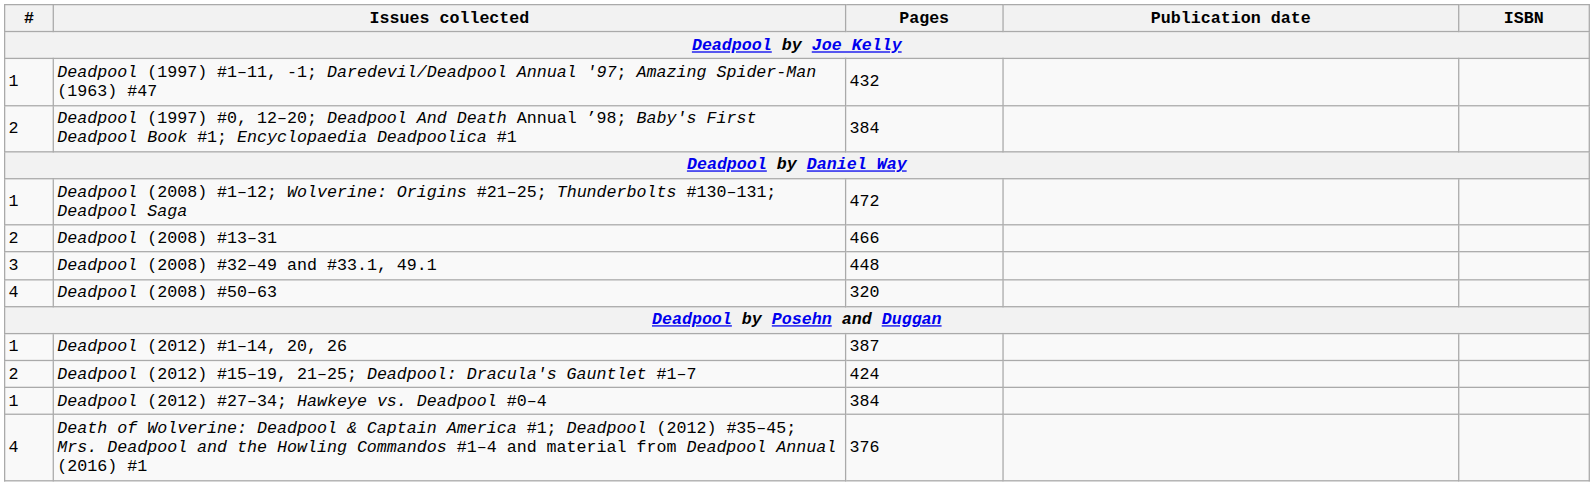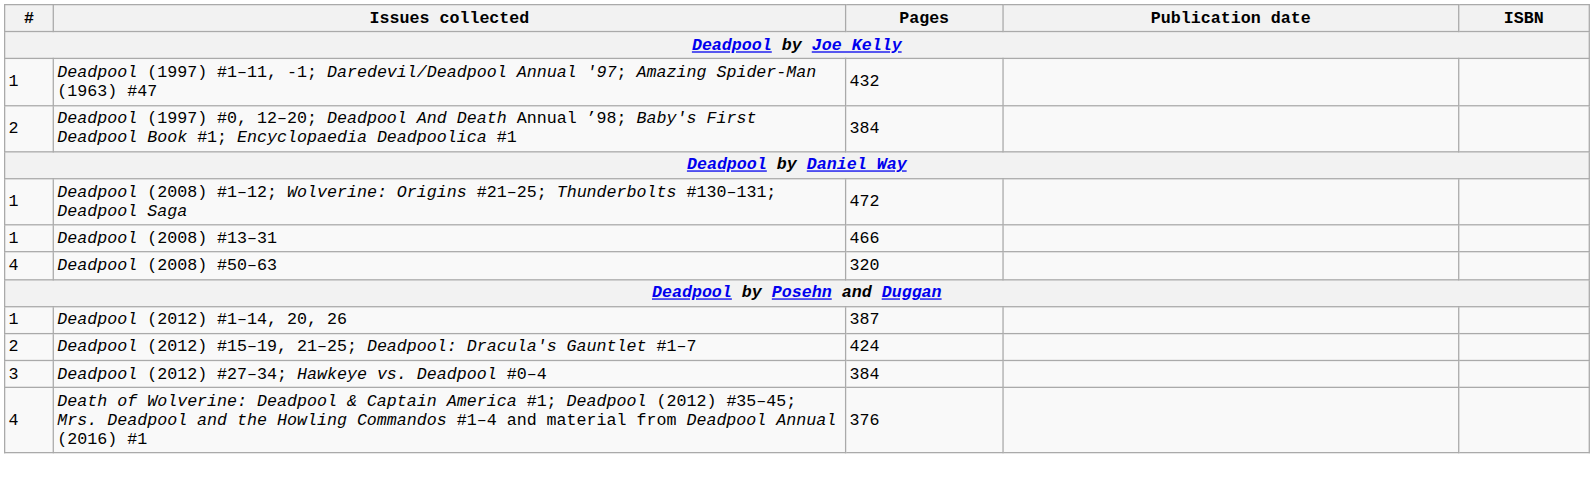(14, 239) 2 -> (14, 239) 1
- row: (247, 266)
(14, 401) 1 -> (14, 374) 3
